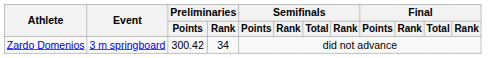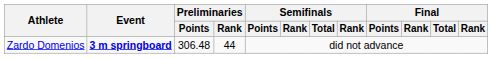(127, 45) normal -> (131, 45) bold
(188, 45) 300.42 -> (194, 45) 306.48
(223, 45) 34 -> (230, 45) 44
